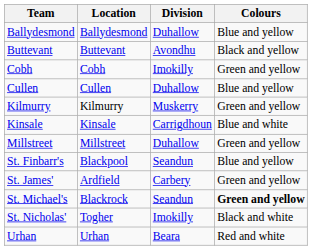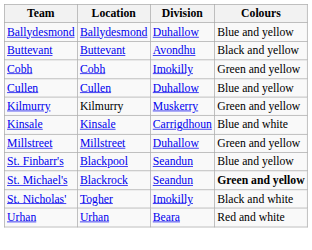- row: (30, 180)
